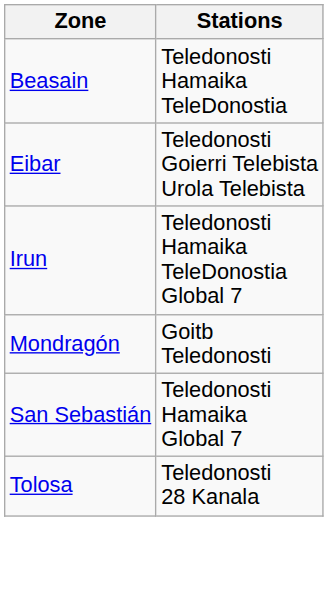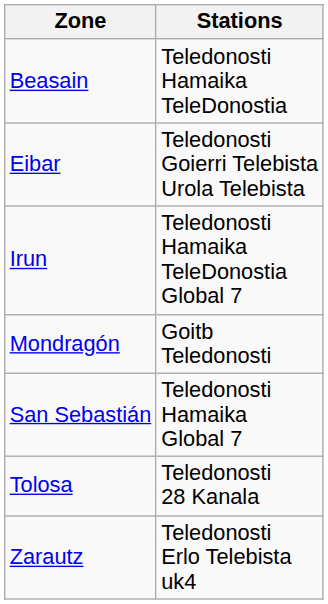+ row: (47, 557)
